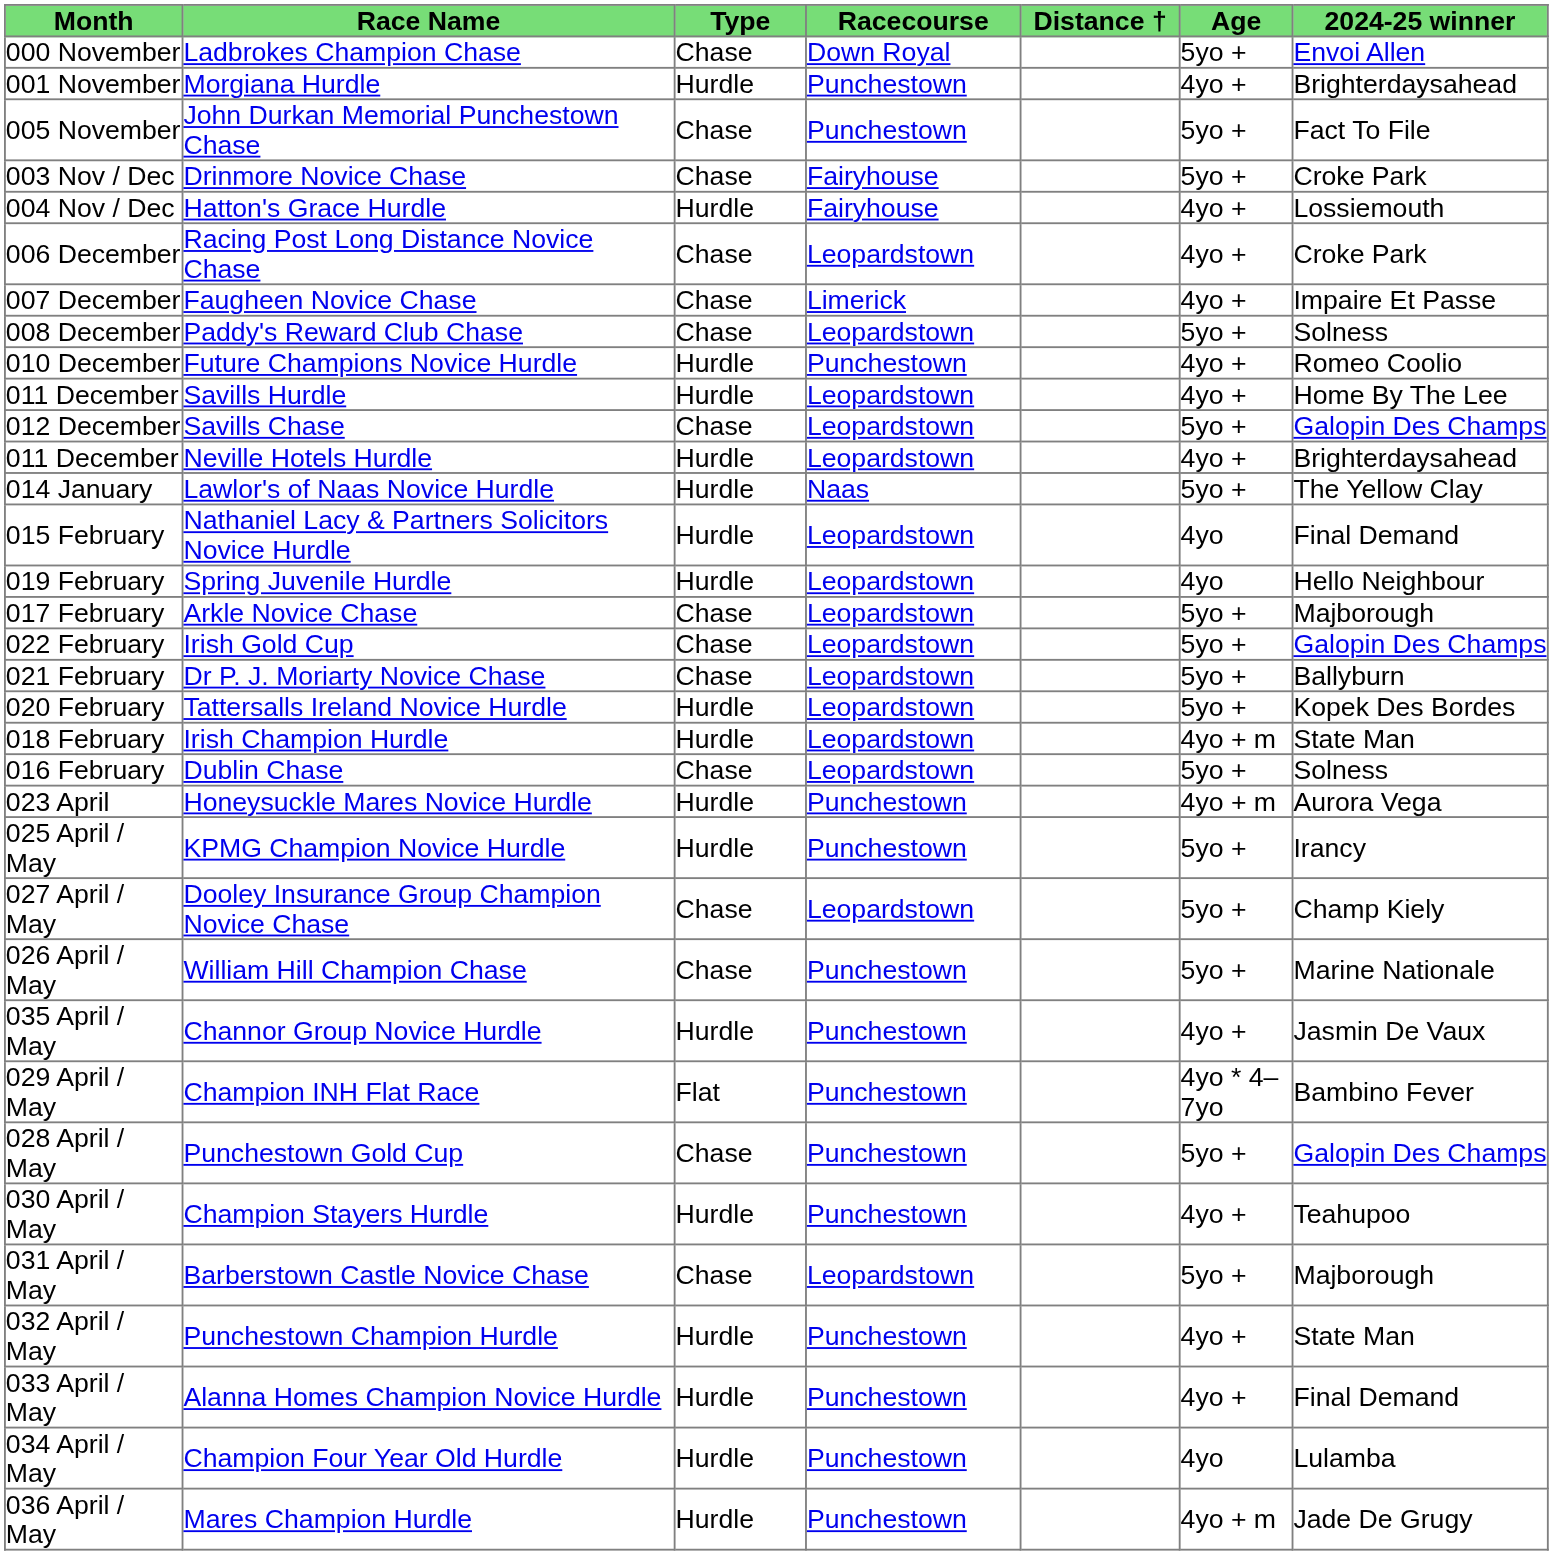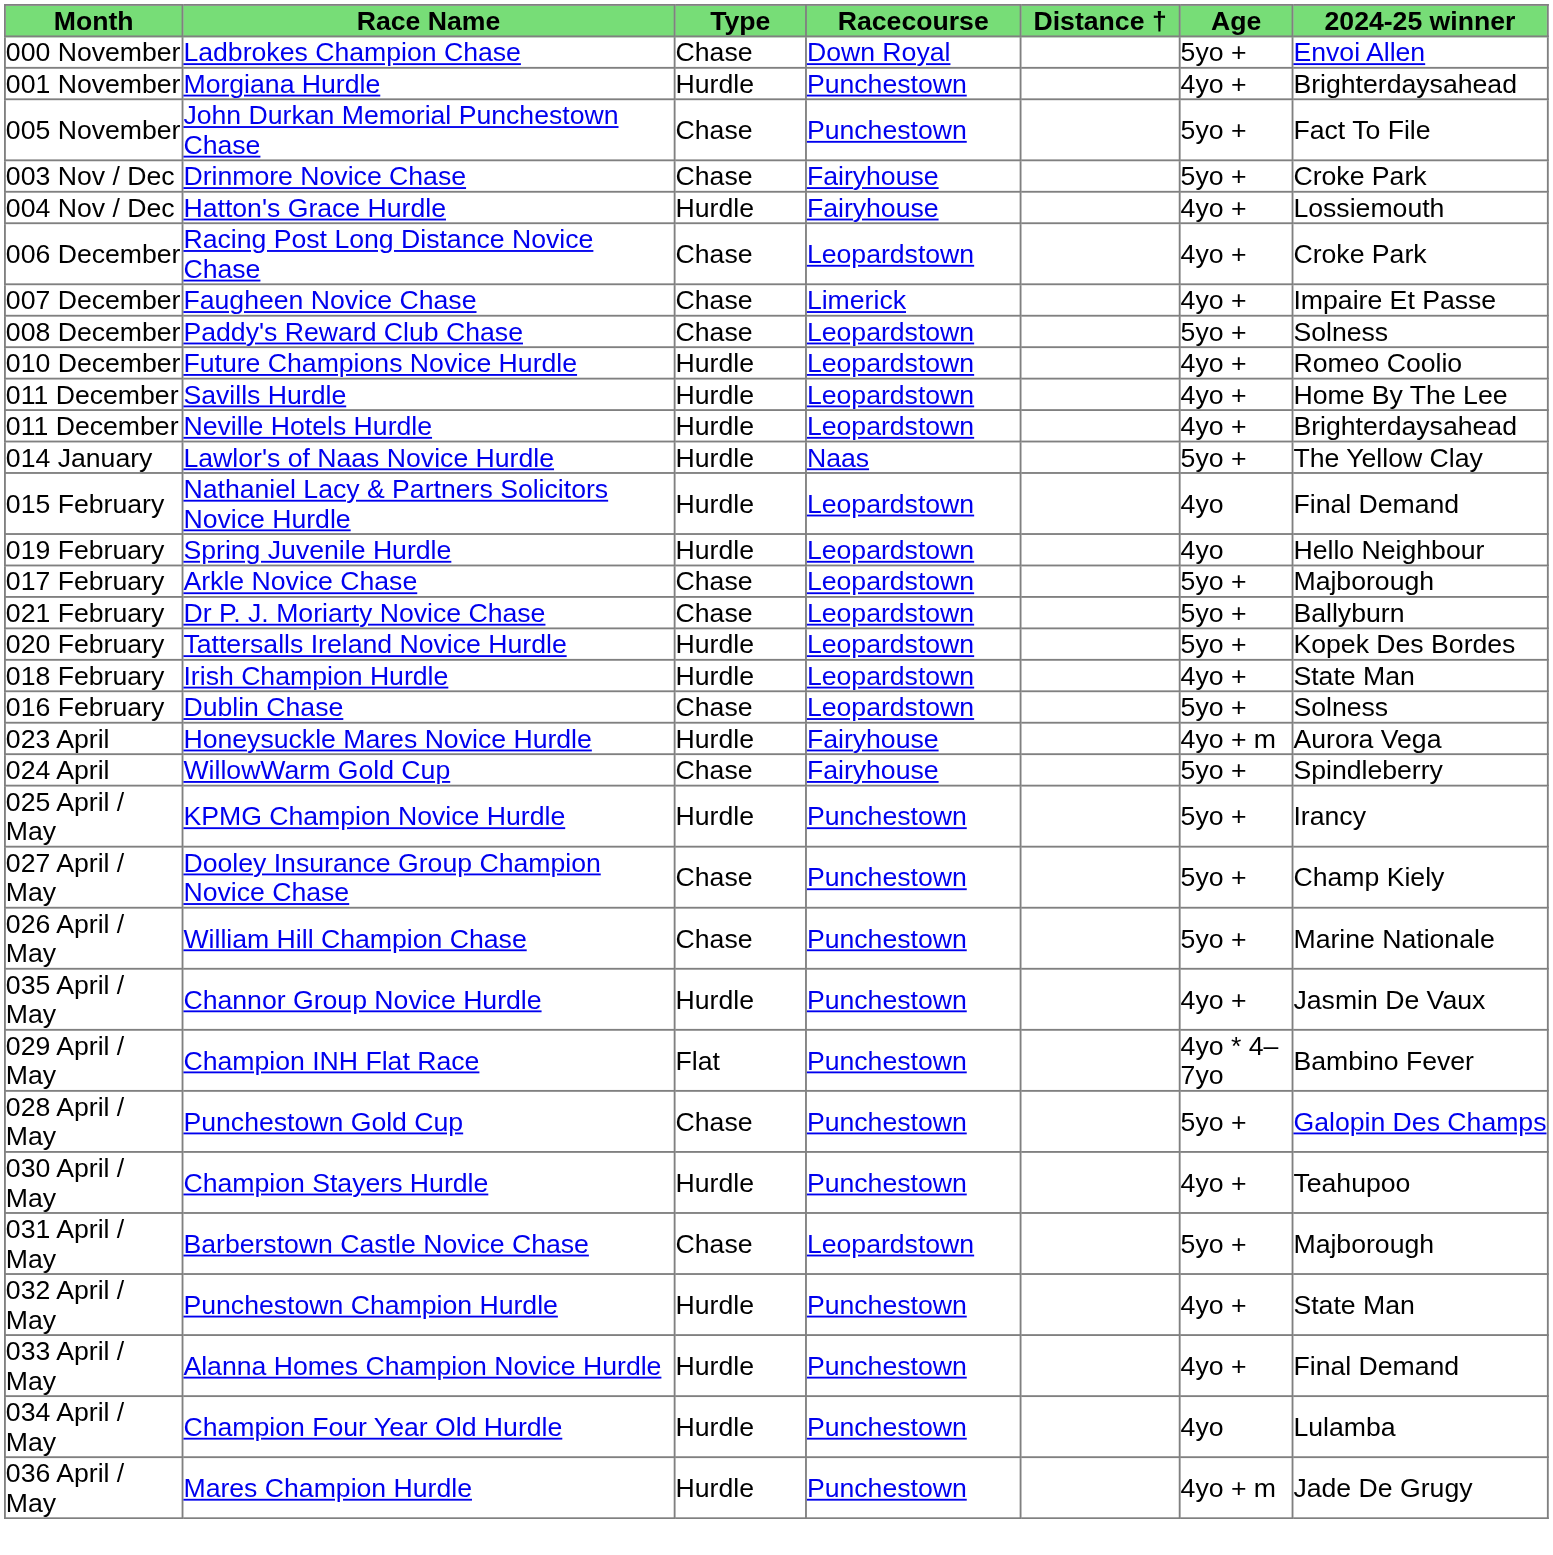(887, 363) Punchestown -> (891, 363) Leopardstown
- row: (264, 426)
- row: (269, 644)
(1228, 738) 4yo + m -> (1214, 676) 4yo +
(887, 801) Punchestown -> (873, 738) Fairyhouse
+ row: (317, 770)
(891, 909) Leopardstown -> (887, 877) Punchestown
